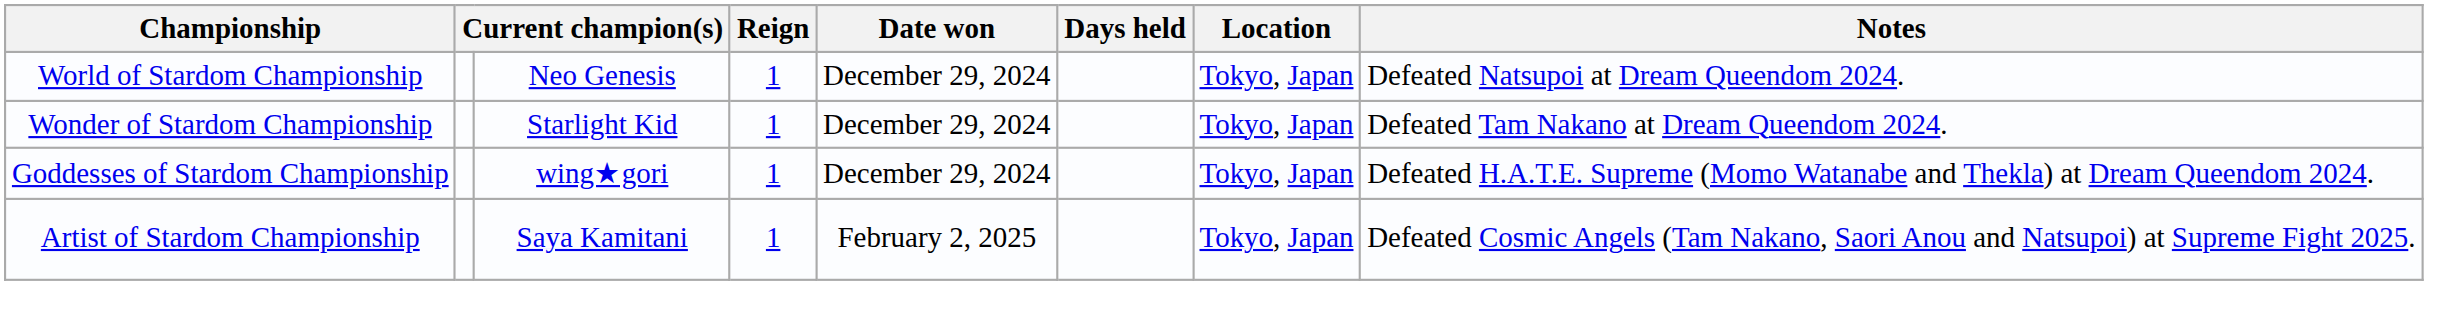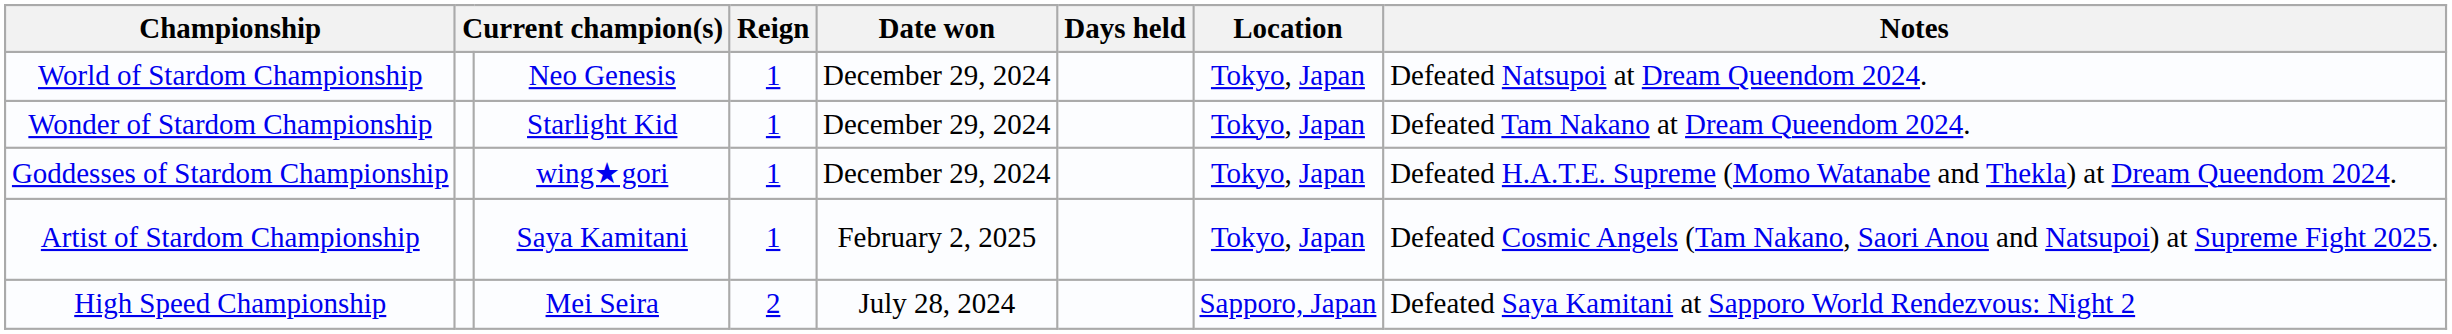+ row: (230, 303)
